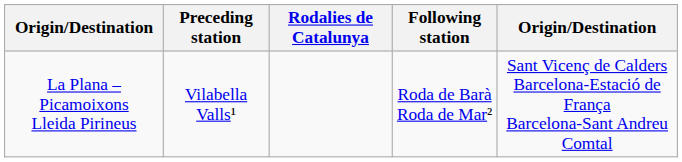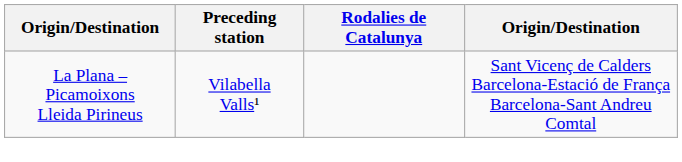- column: (445, 27)
